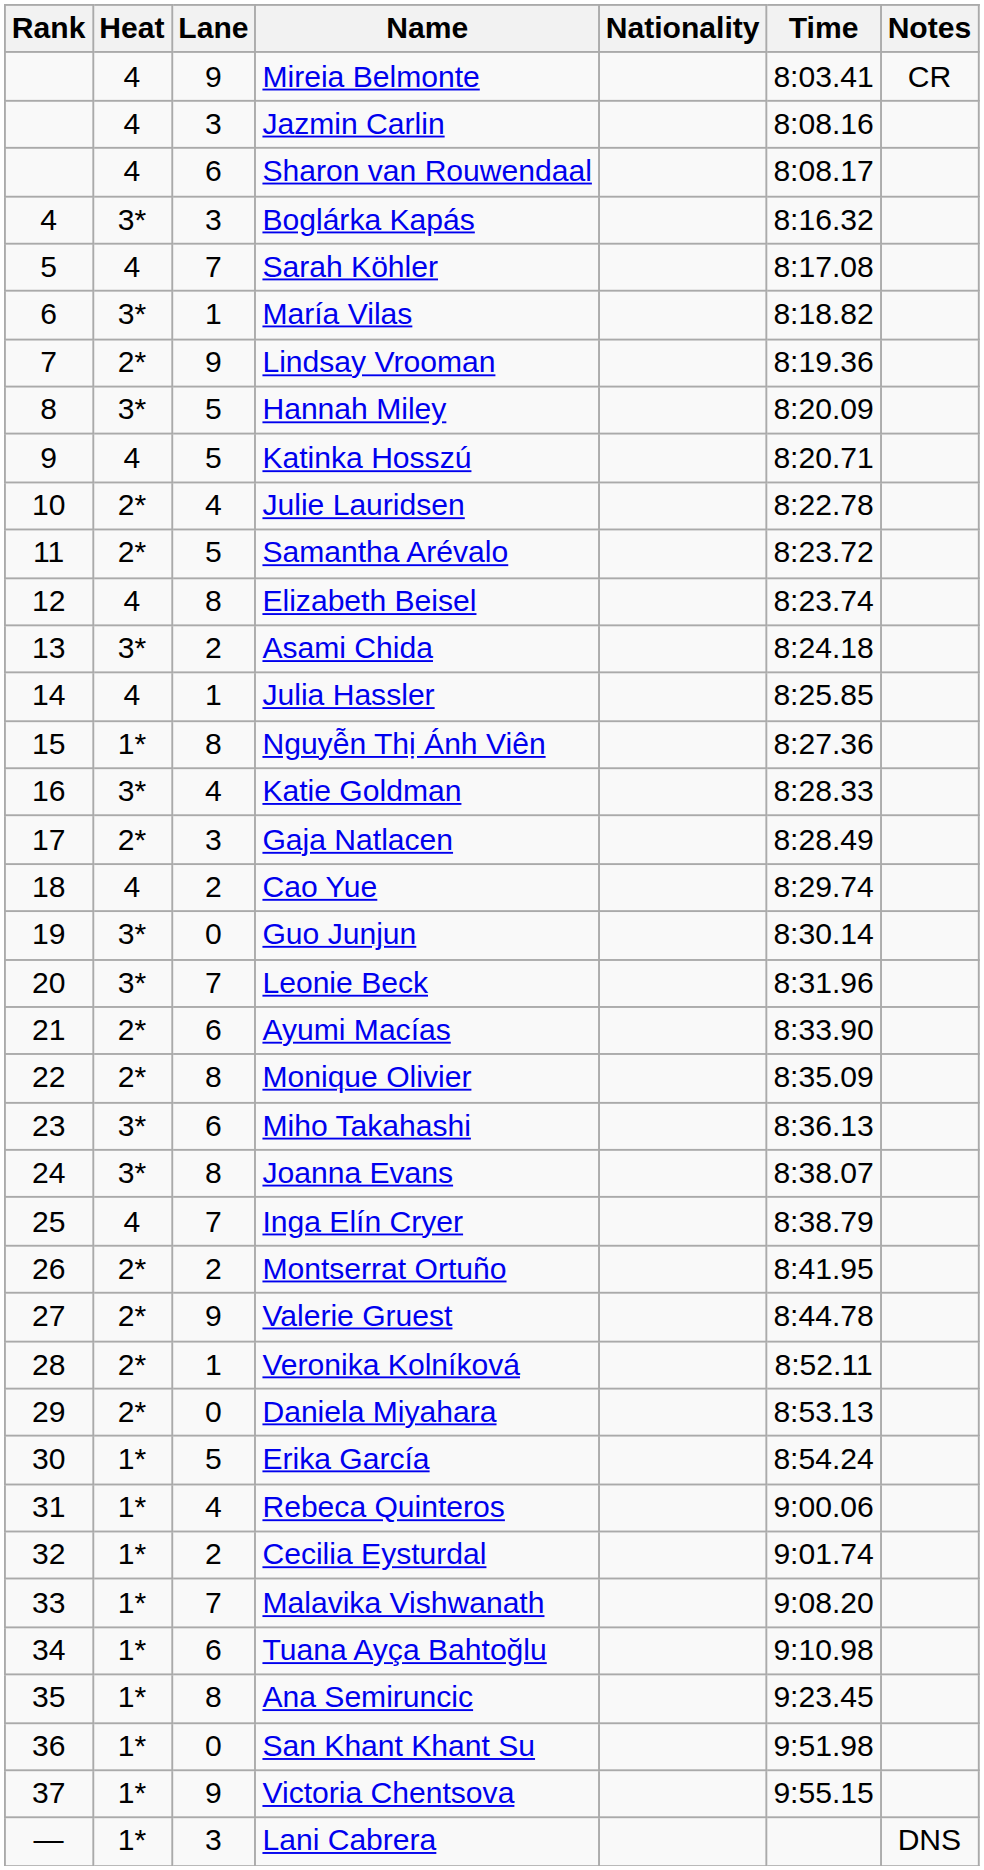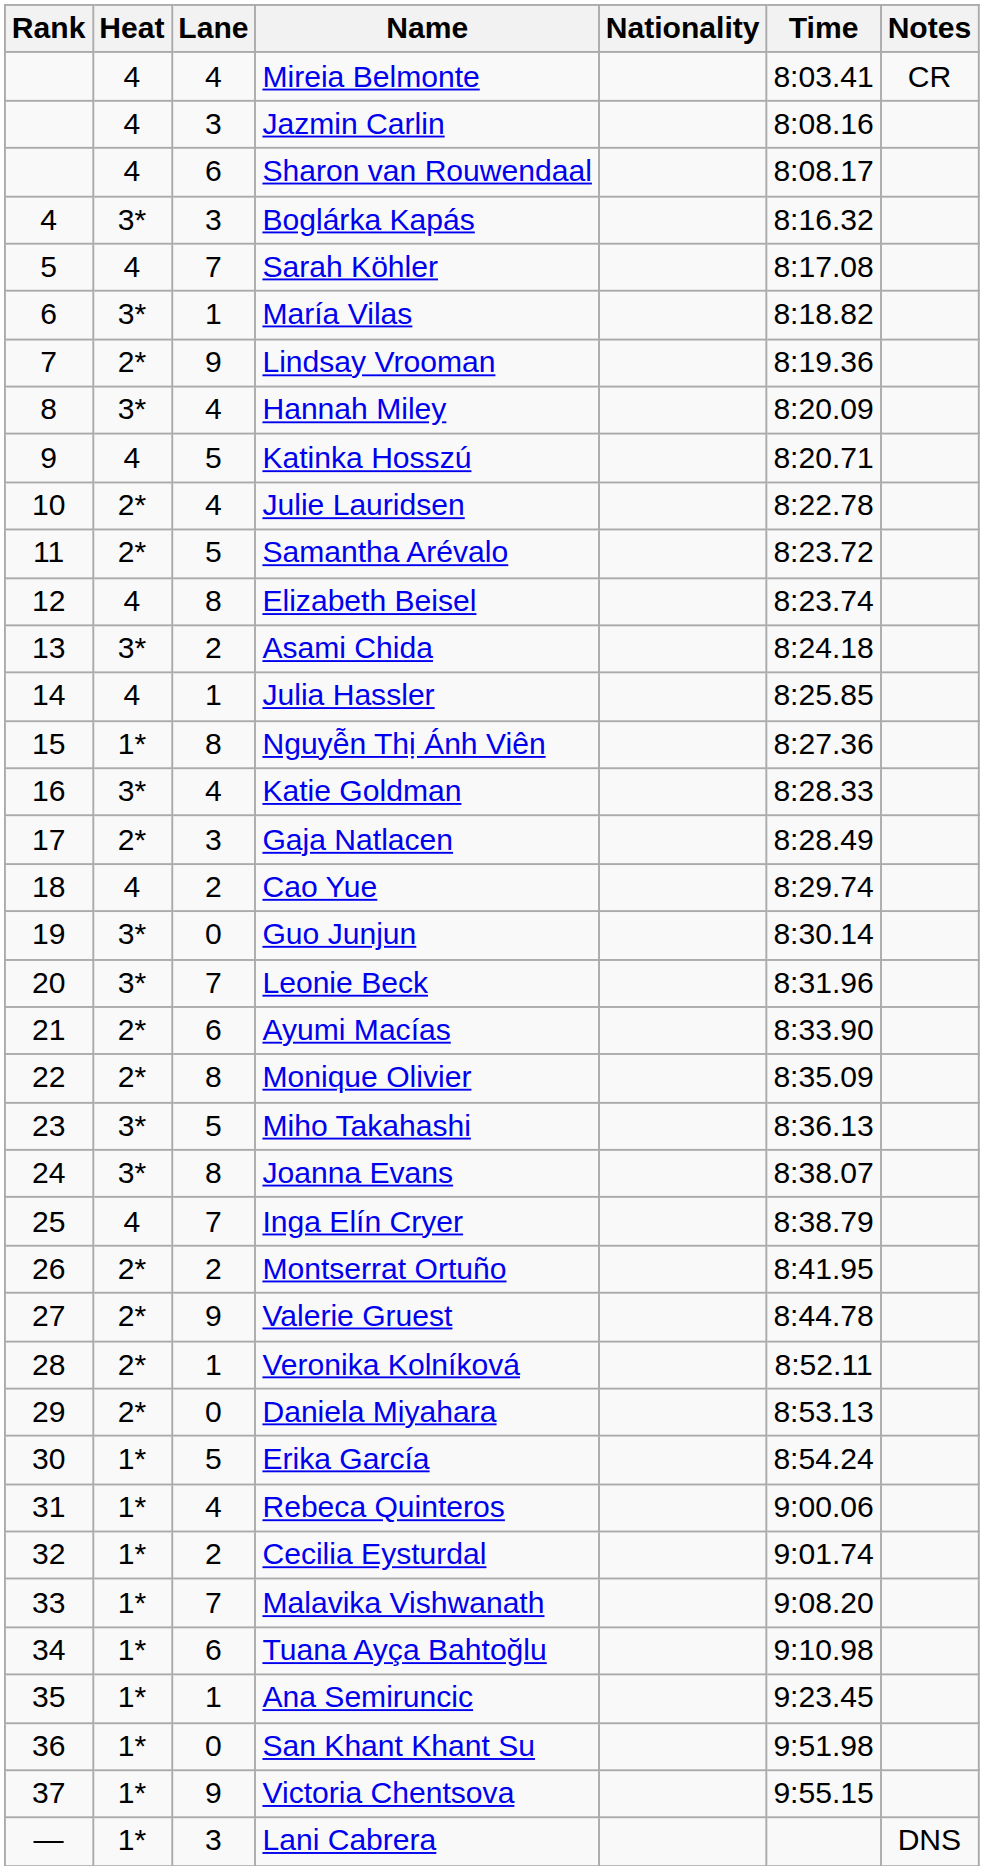(213, 76) 9 -> (213, 76) 4
(213, 409) 5 -> (213, 409) 4
(213, 1125) 6 -> (213, 1125) 5
(213, 1698) 8 -> (213, 1698) 1
